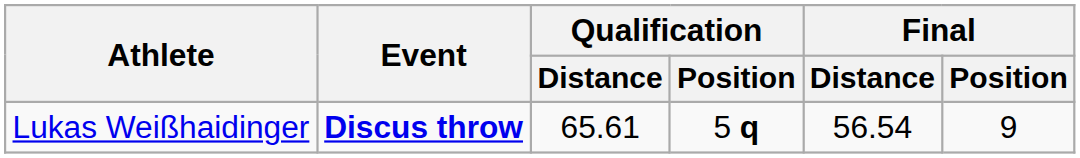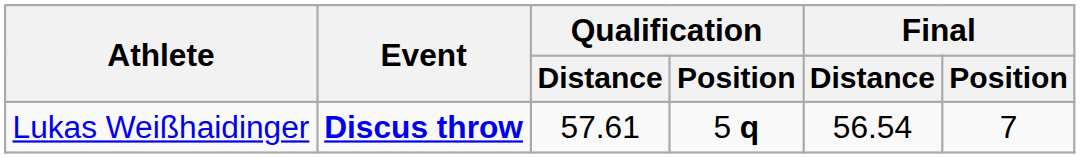(600, 128) 65.61 -> (600, 128) 57.61
(1009, 128) 9 -> (1009, 128) 7
